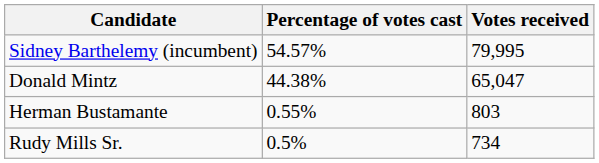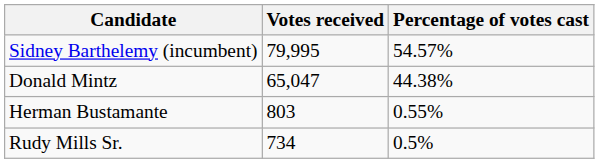columns swapped: (530, 19) <-> (364, 19)
